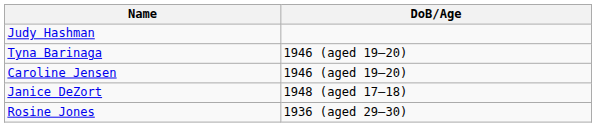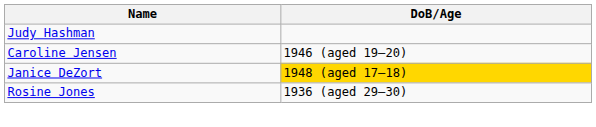- row: (55, 54)
(345, 93) no background -> (345, 73) gold background
